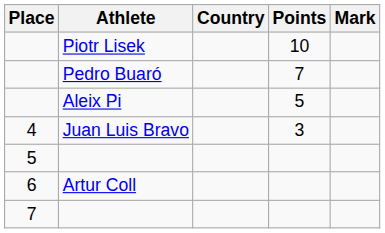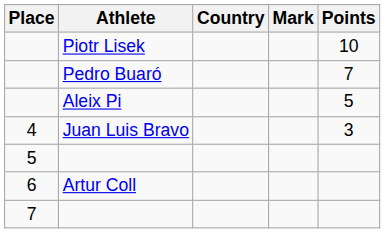columns swapped: (355, 18) <-> (299, 18)
